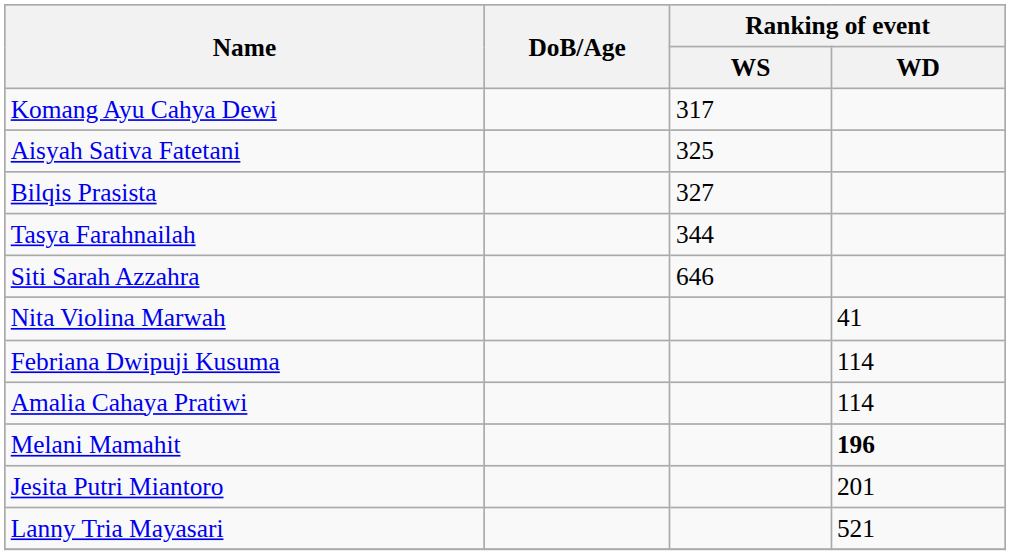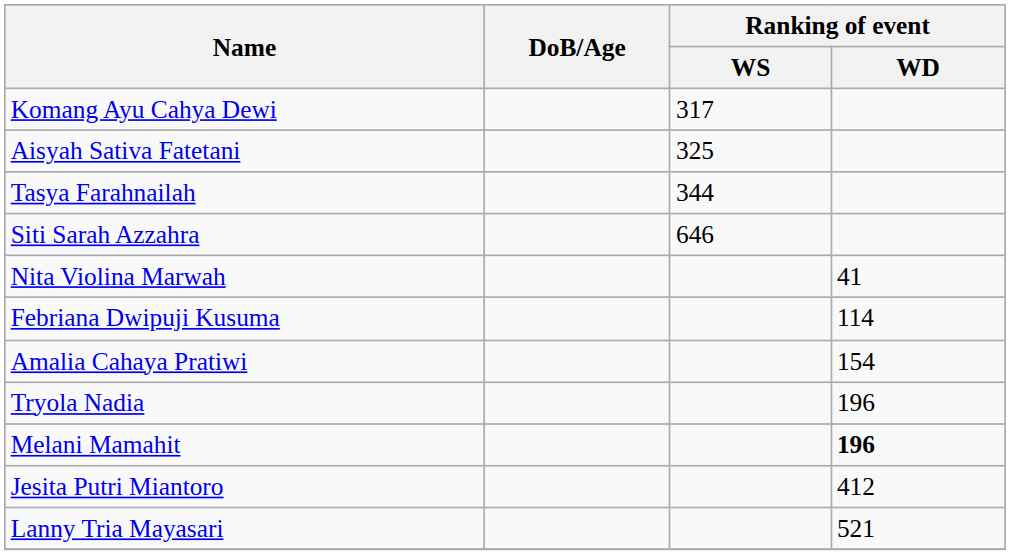- row: (84, 193)
(855, 402) 114 -> (856, 360) 154
+ row: (78, 402)
(856, 486) 201 -> (856, 486) 412
